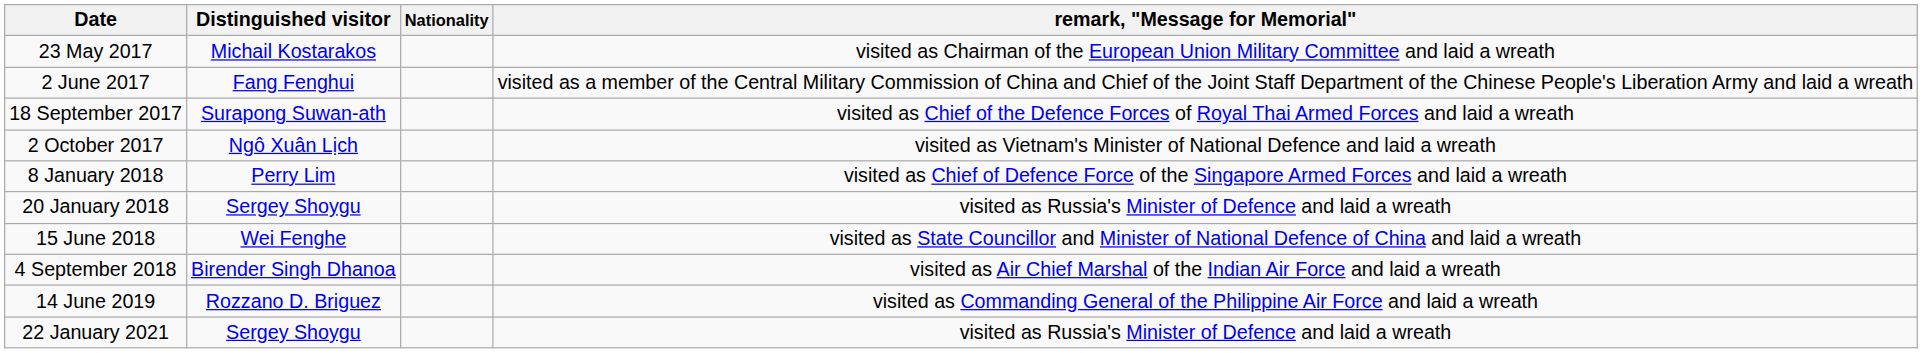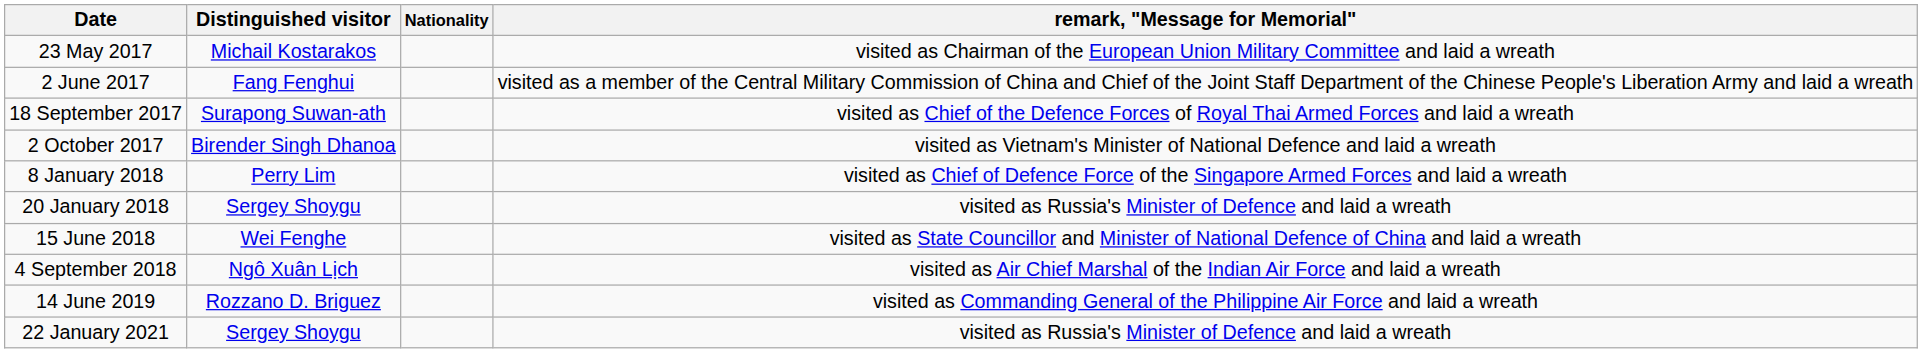(293, 144) Ngô Xuân Lịch -> (293, 144) Birender Singh Dhanoa
(293, 269) Birender Singh Dhanoa -> (293, 269) Ngô Xuân Lịch
